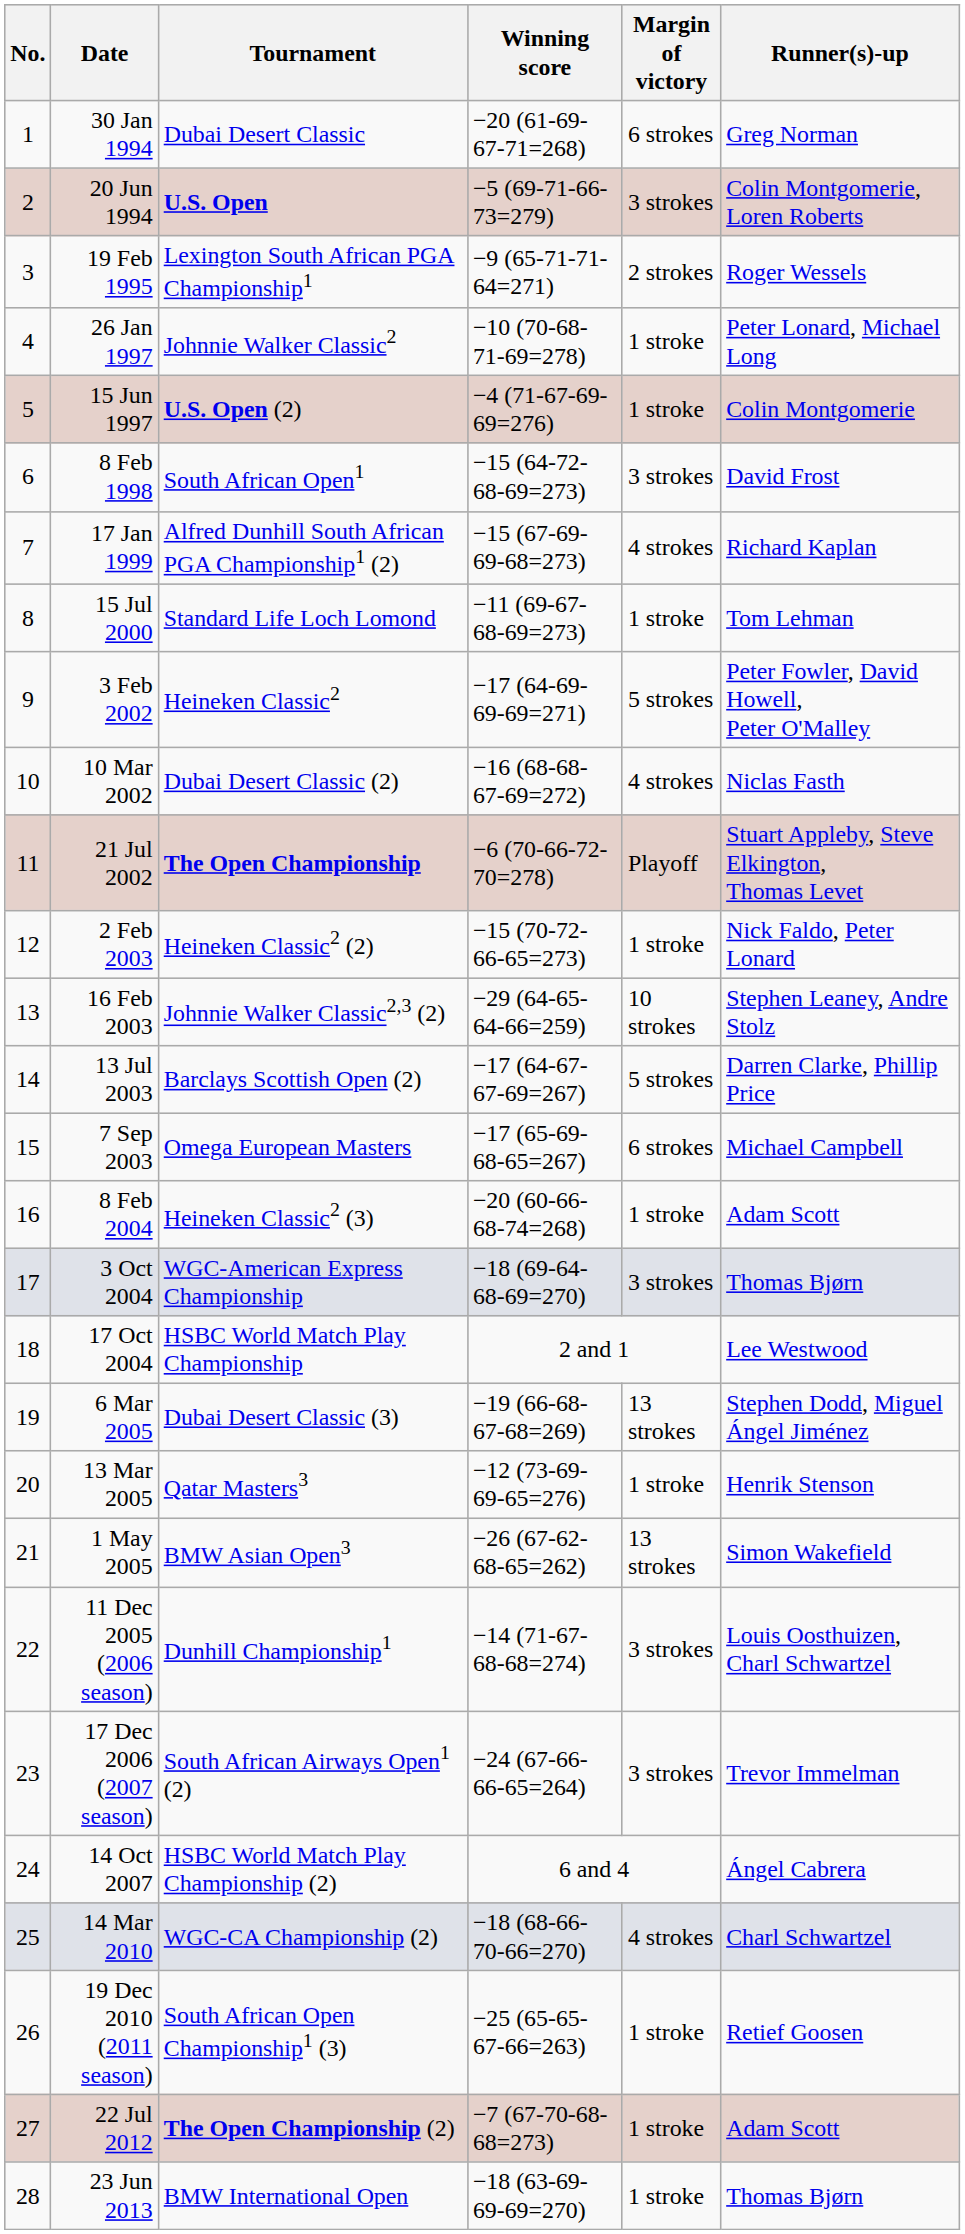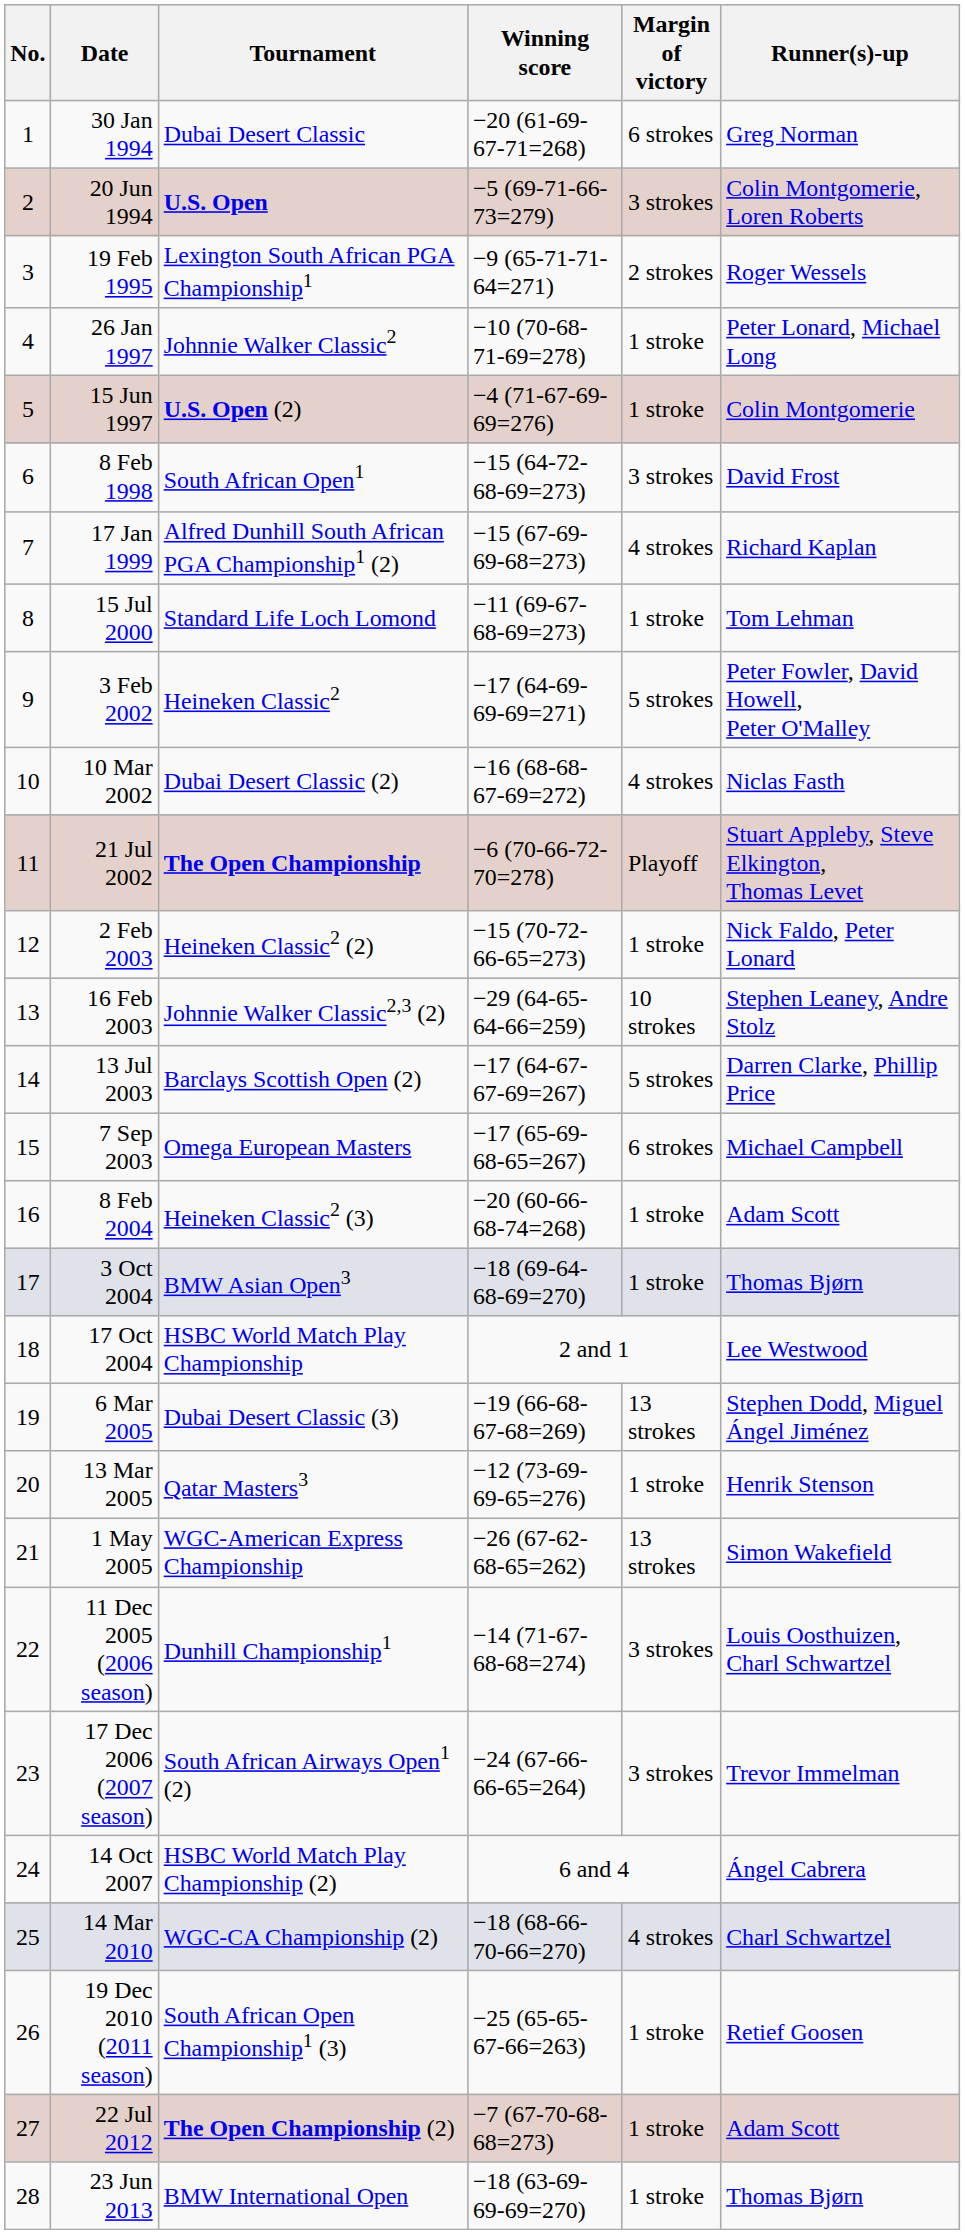(283, 1282) WGC-American Express Championship -> (257, 1282) BMW Asian Open3
(671, 1282) 3 strokes -> (666, 1282) 1 stroke
(257, 1552) BMW Asian Open3 -> (283, 1552) WGC-American Express Championship
